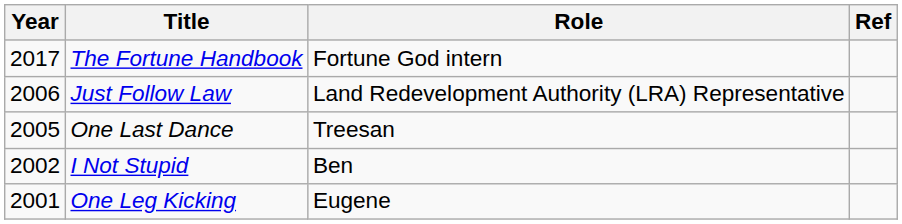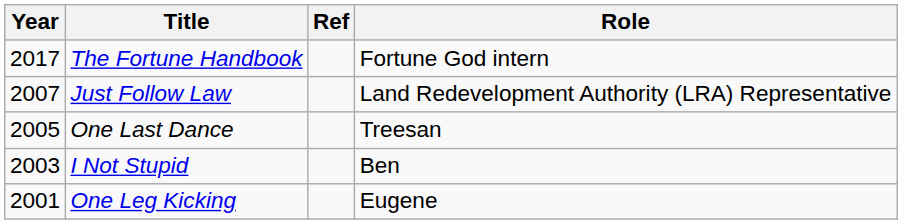columns swapped: (579, 22) <-> (873, 22)
(35, 93) 2006 -> (35, 93) 2007
(35, 165) 2002 -> (35, 165) 2003
